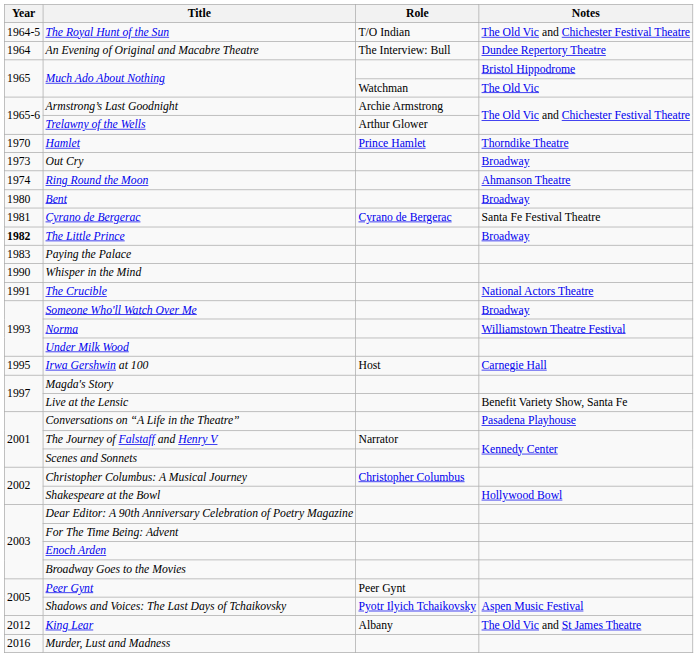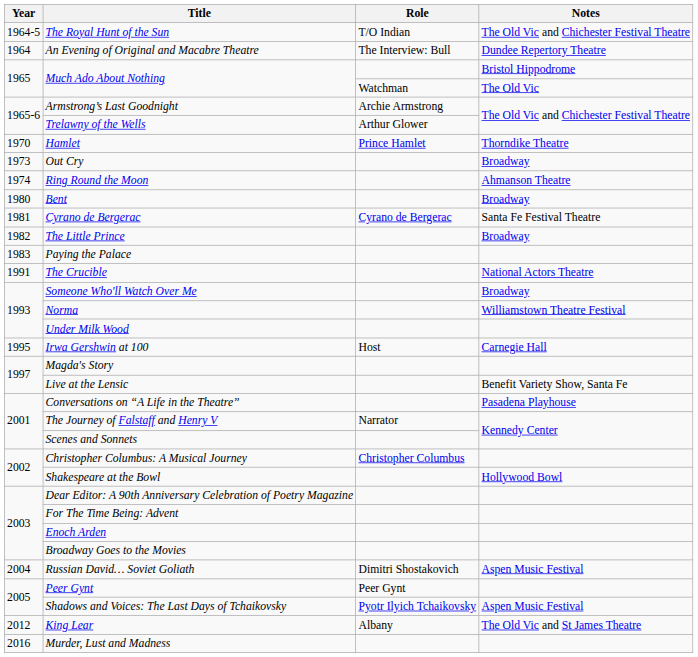(19, 236) bold -> (19, 236) normal
- row: (93, 273)
+ row: (120, 569)
